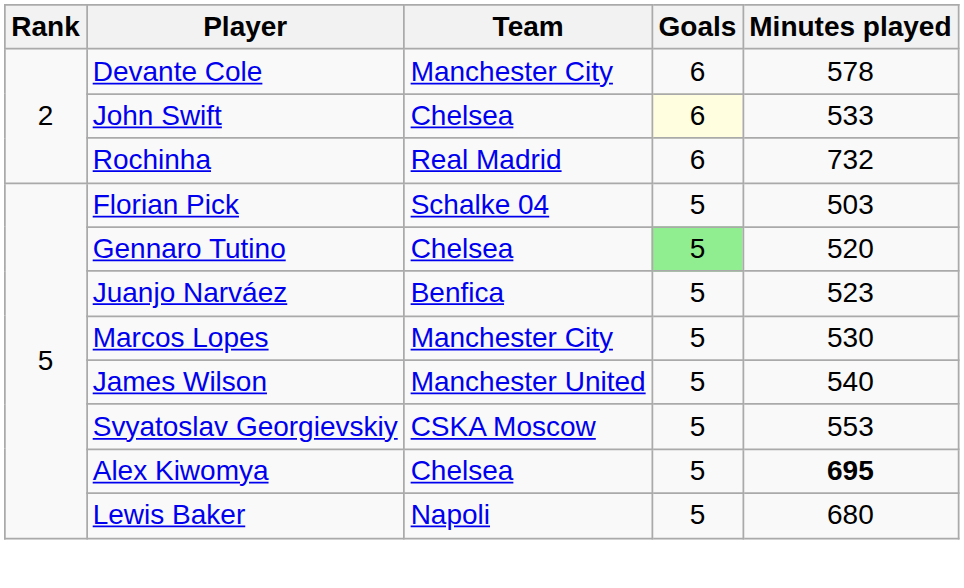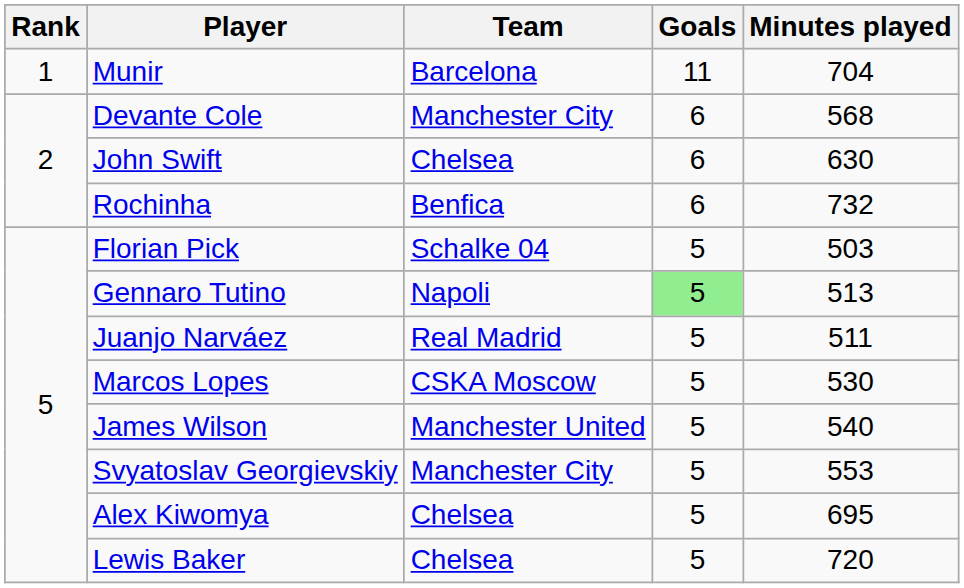+ row: (128, 71)
(850, 71) 578 -> (850, 115) 568
(697, 115) lightyellow background -> (697, 159) no background
(850, 115) 533 -> (850, 159) 630
(486, 159) Real Madrid -> (457, 204) Benfica
(462, 248) Chelsea -> (450, 293) Napoli
(850, 248) 520 -> (850, 293) 513
(457, 293) Benfica -> (486, 337) Real Madrid
(850, 293) 523 -> (850, 337) 511
(512, 337) Manchester City -> (503, 381) CSKA Moscow
(503, 426) CSKA Moscow -> (512, 470) Manchester City
(850, 470) bold -> (850, 515) normal
(450, 515) Napoli -> (462, 559) Chelsea
(850, 515) 680 -> (850, 559) 720
